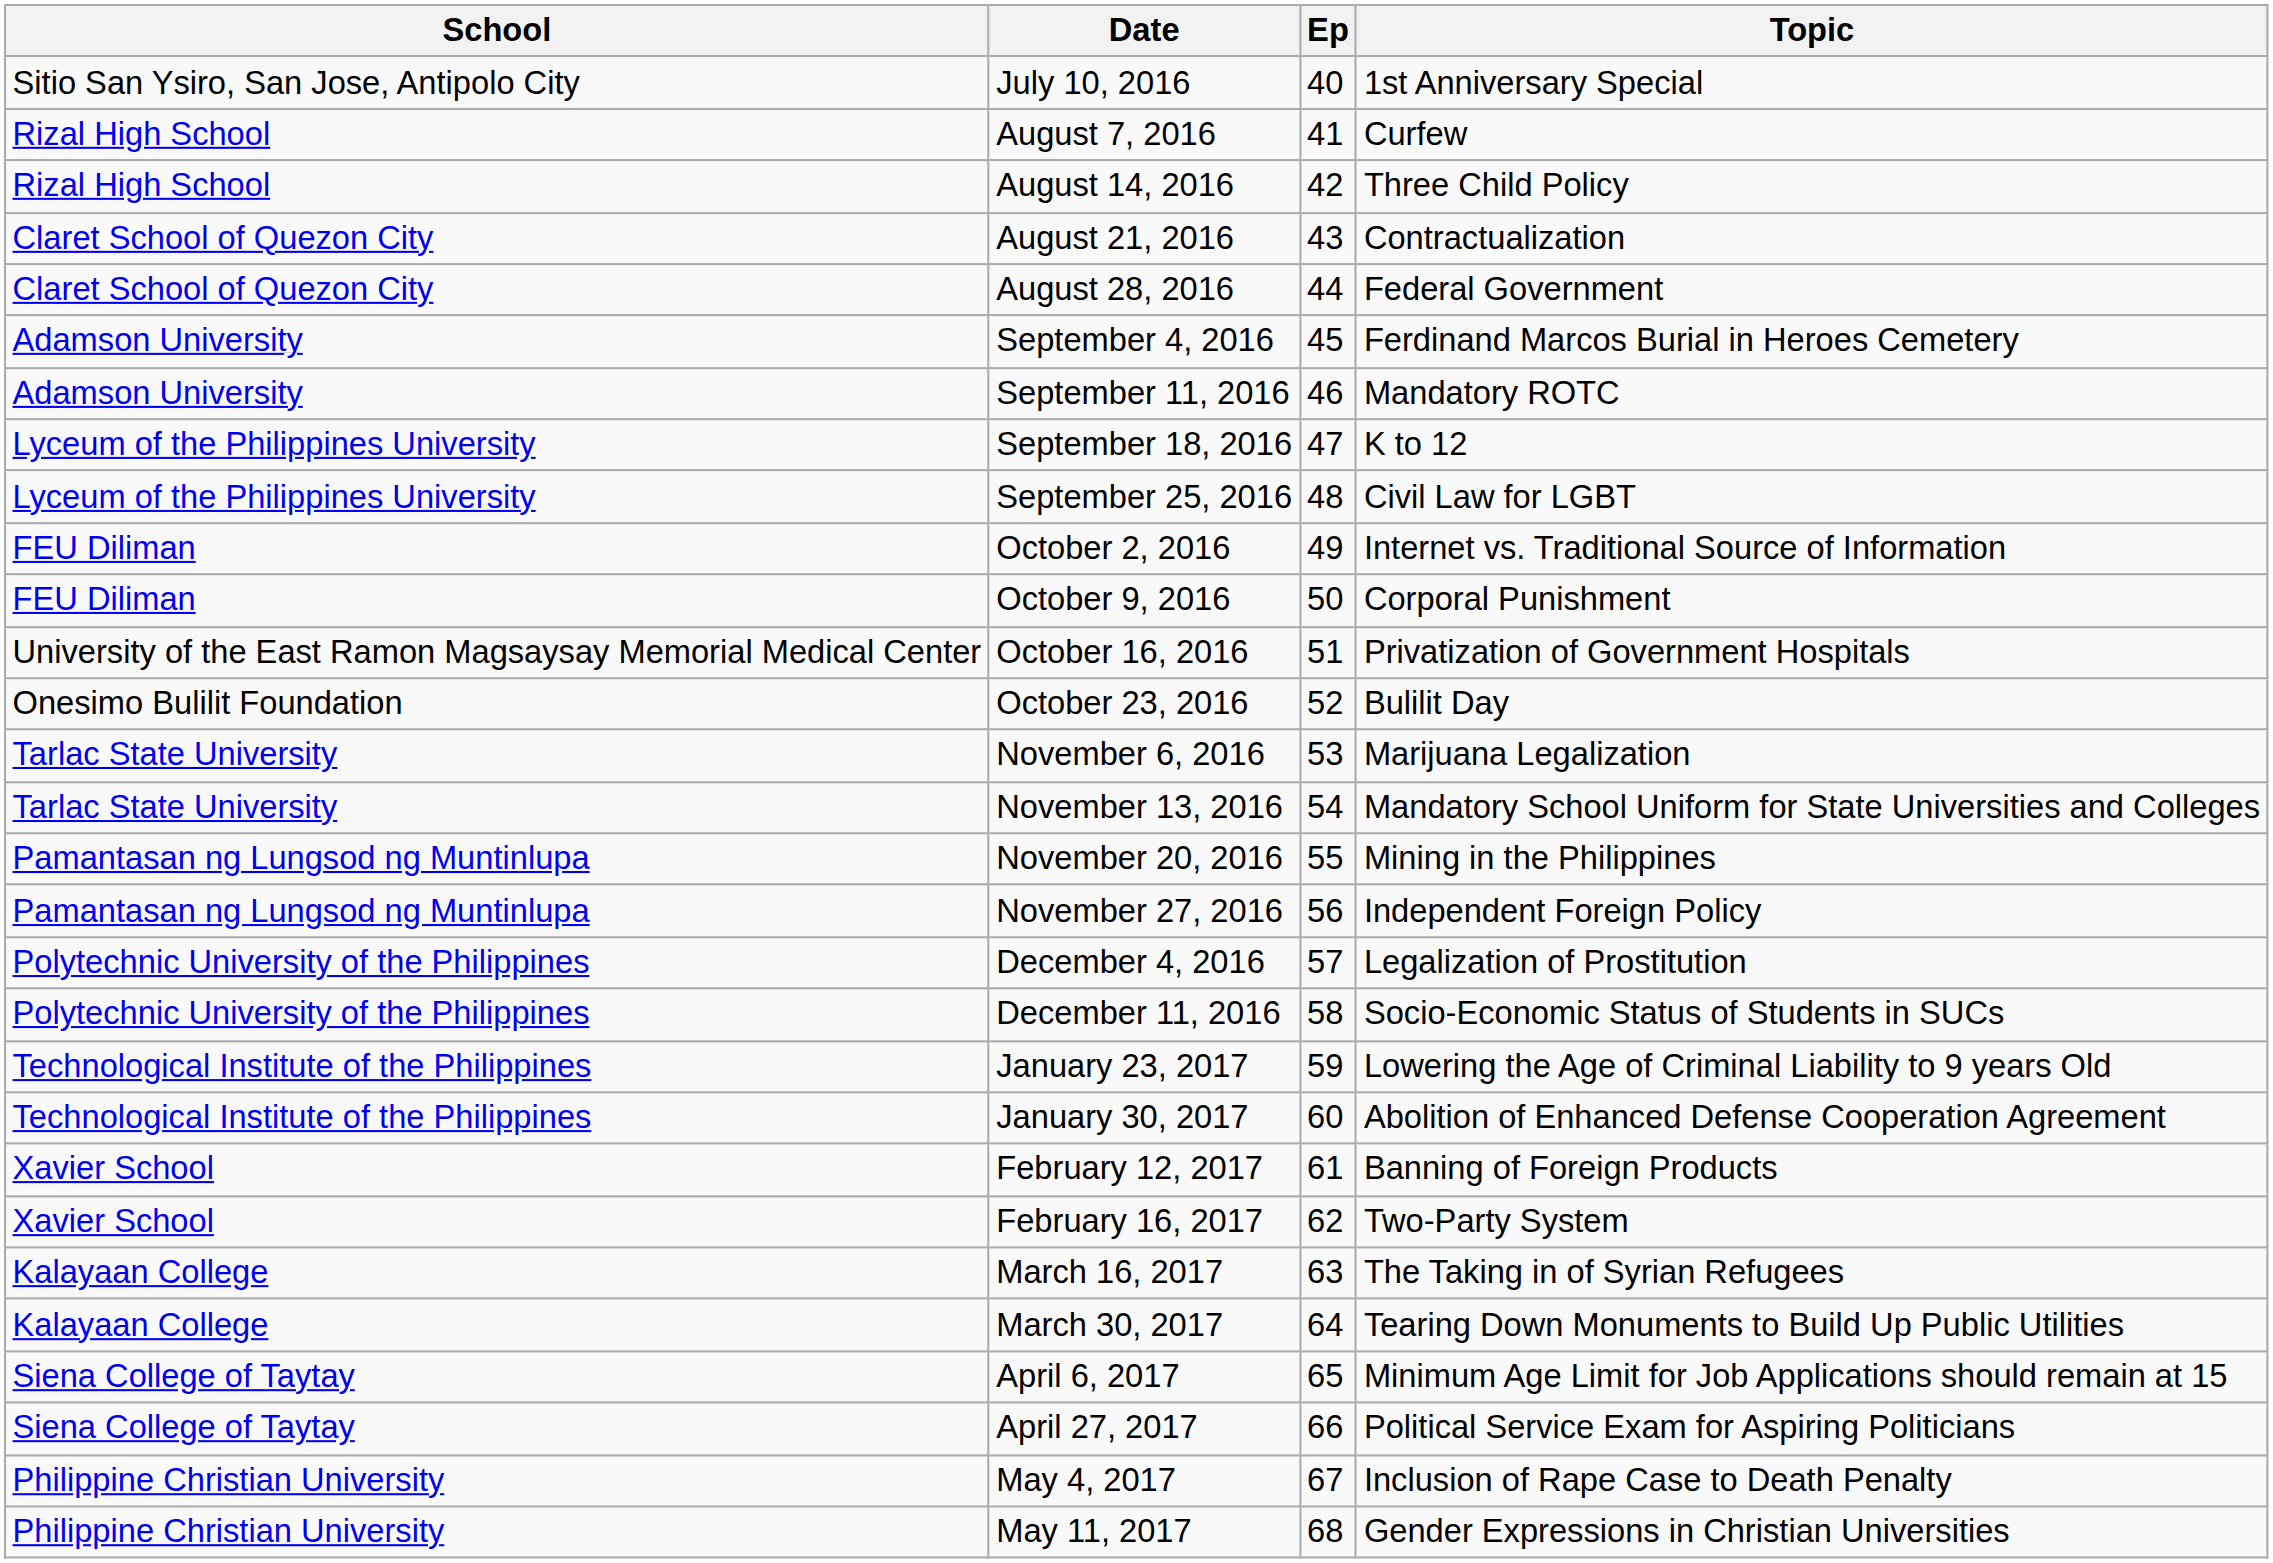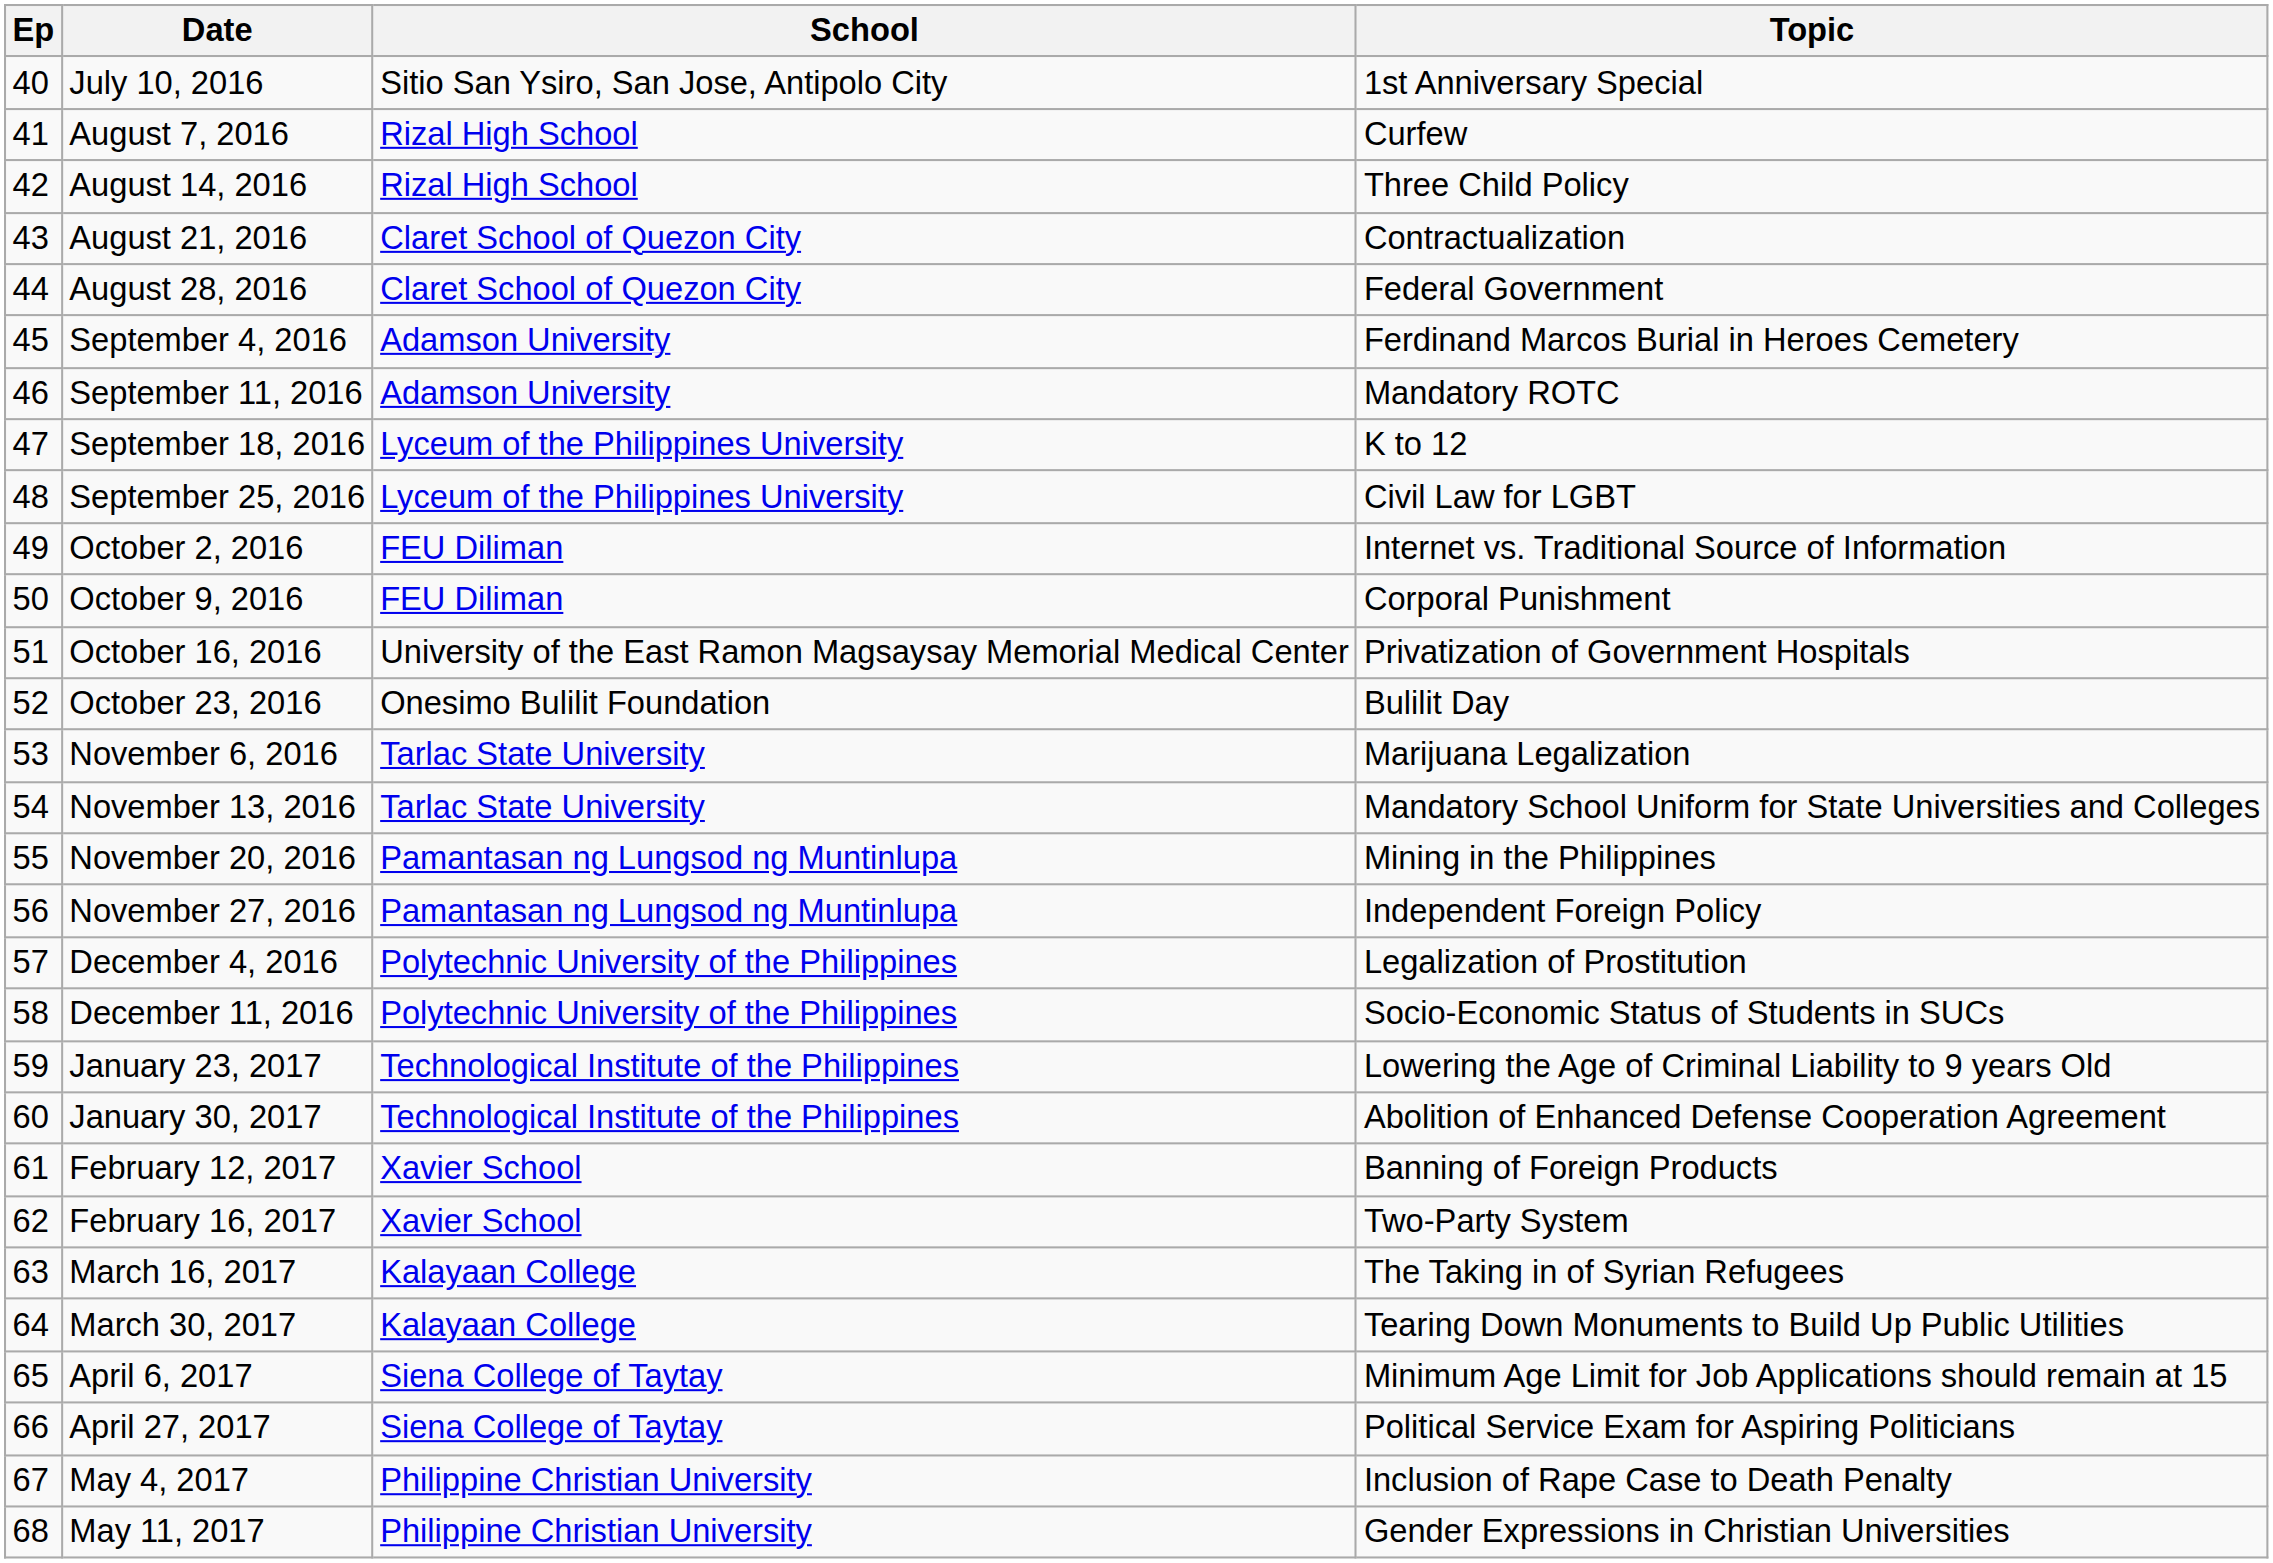columns swapped: (1328, 30) <-> (497, 30)
